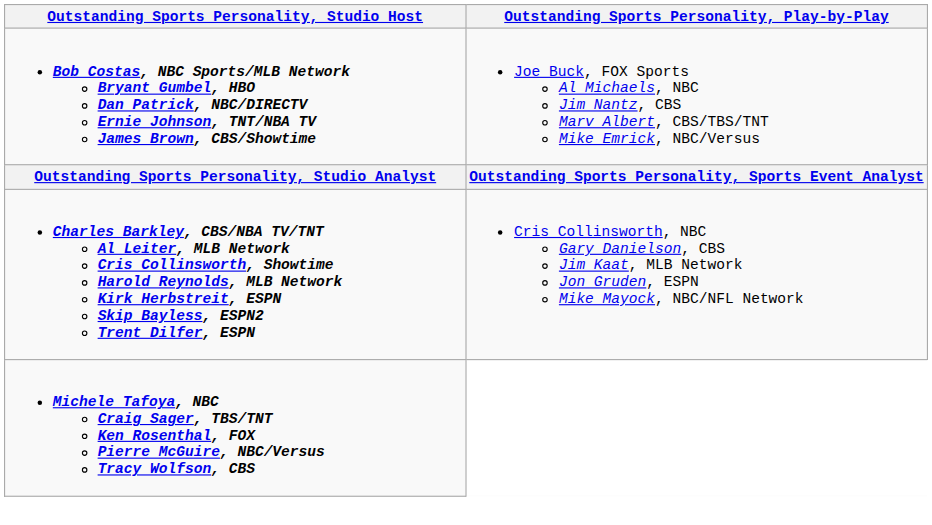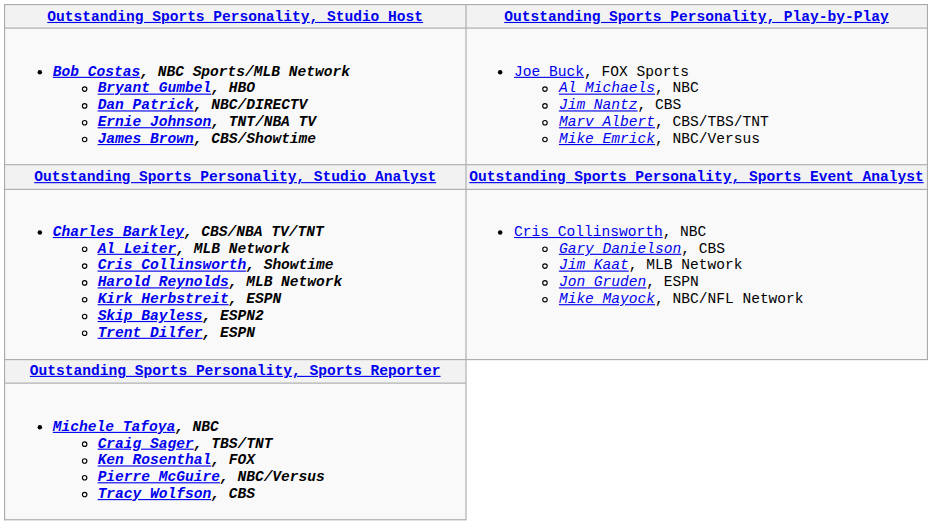+ row: (235, 371)
